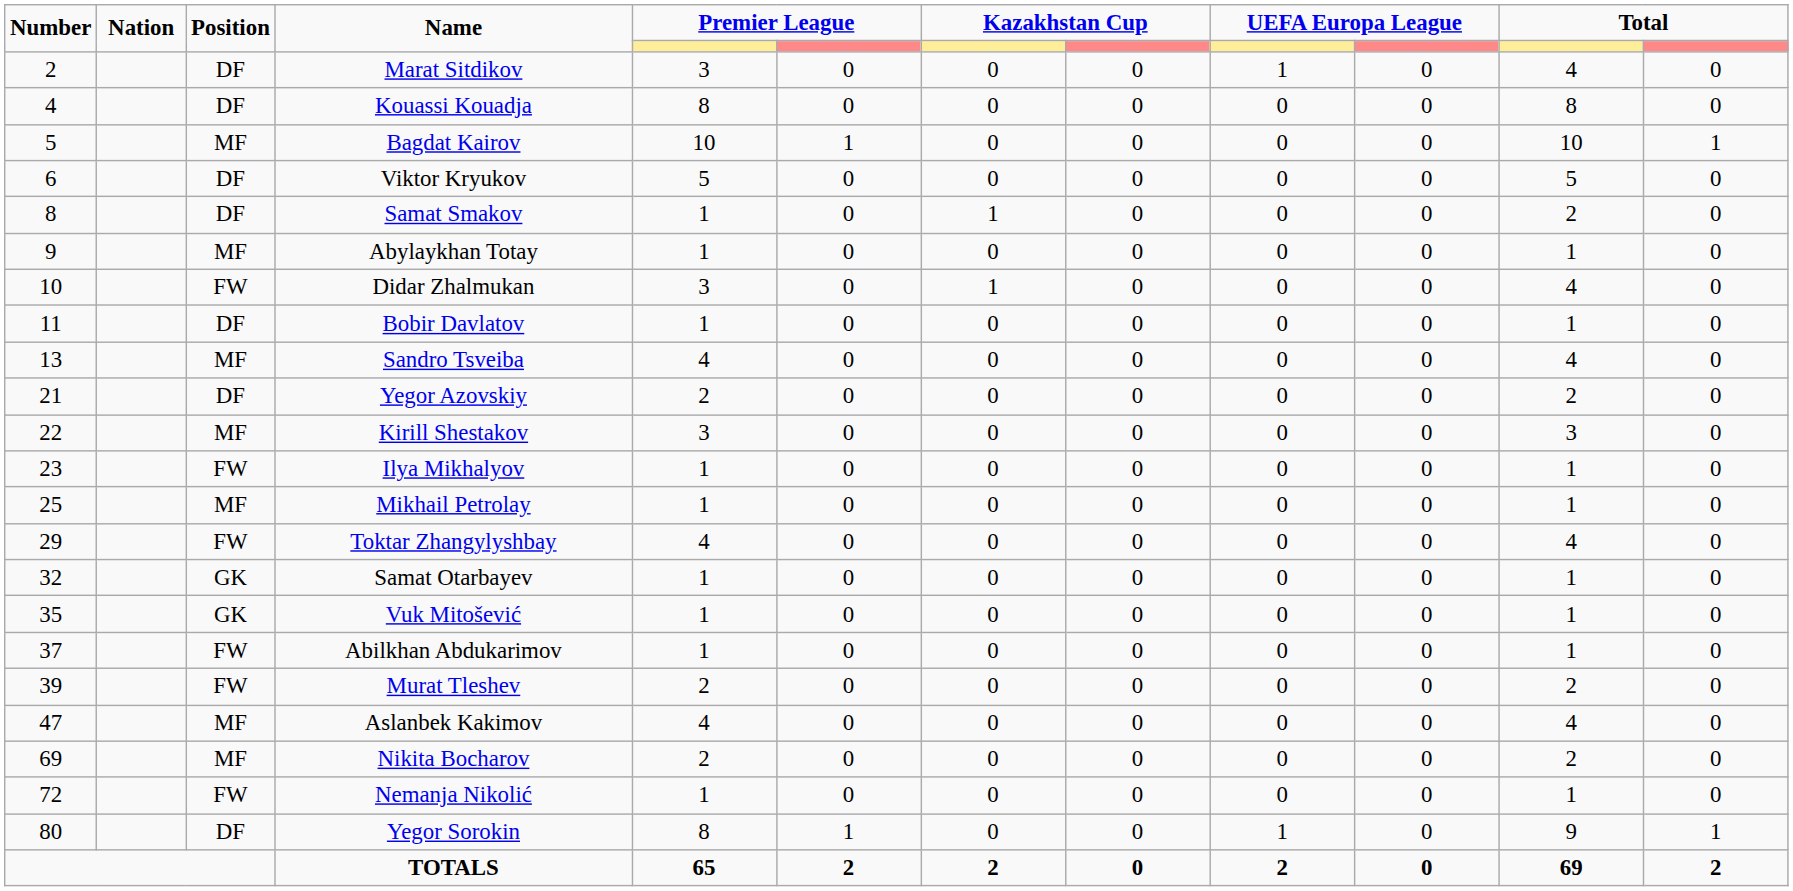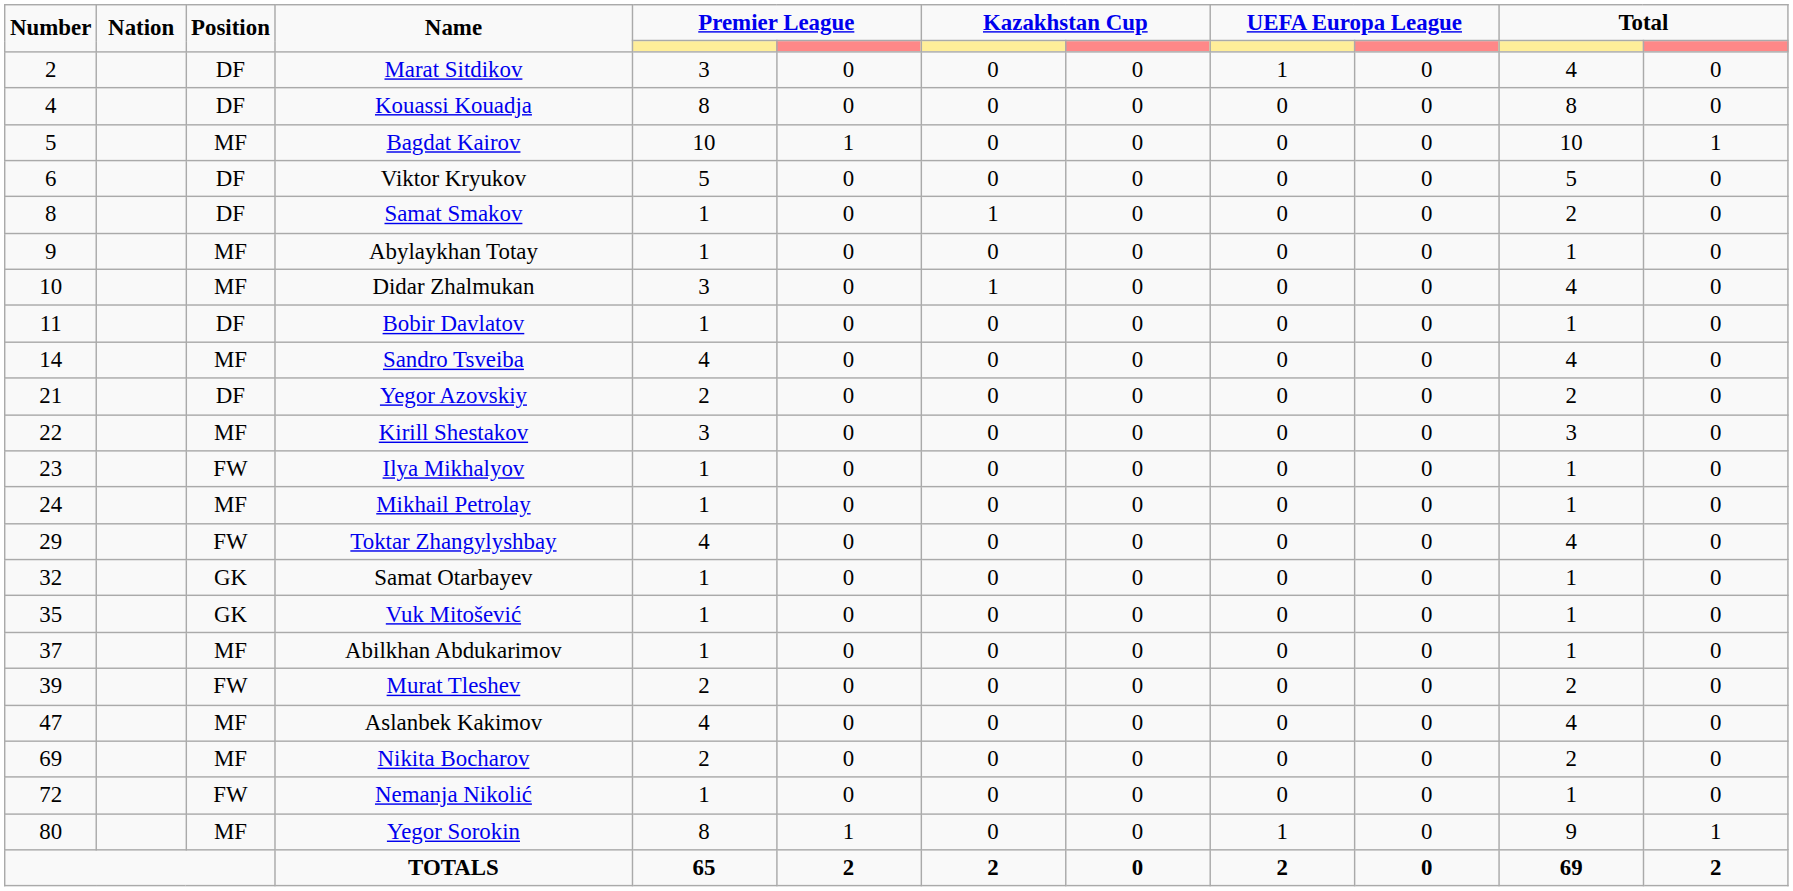(230, 287) FW -> (230, 287) MF
(51, 359) 13 -> (51, 359) 14
(51, 504) 25 -> (51, 504) 24
(230, 650) FW -> (230, 650) MF
(230, 831) DF -> (230, 831) MF
